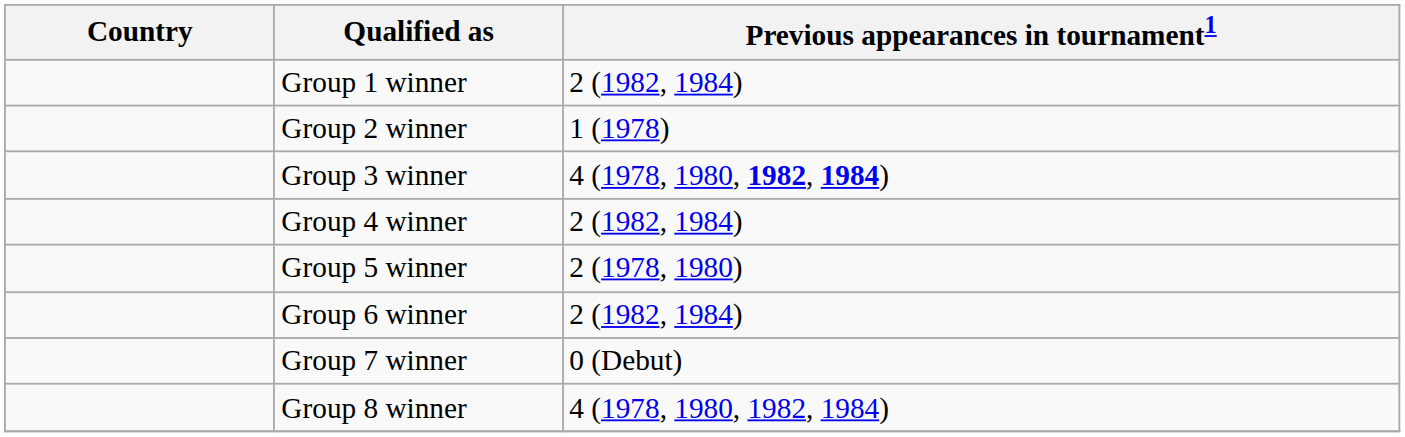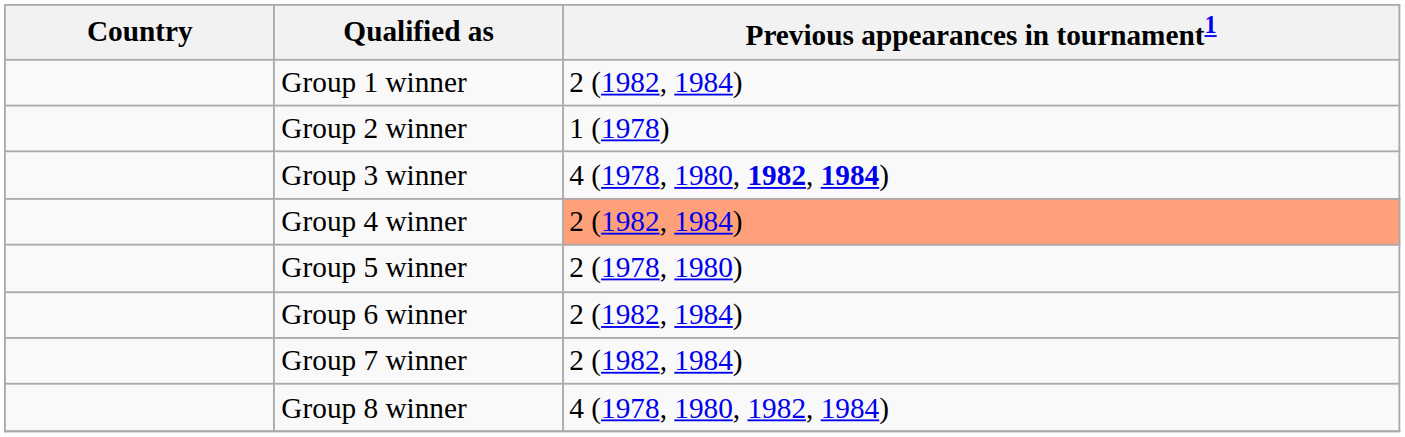(656, 221) no background -> (656, 221) lightsalmon background
(626, 360) 0 (Debut) -> (656, 360) 2 (1982, 1984)
